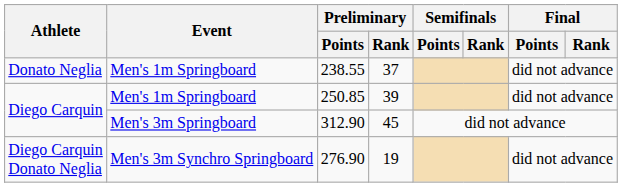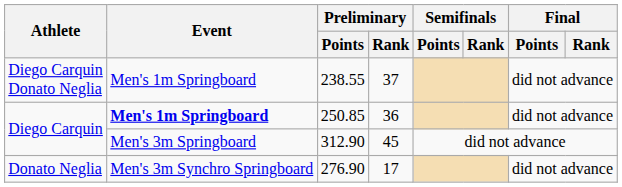(55, 70) Donato Neglia -> (56, 80) Diego Carquin Donato Neglia
(183, 97) normal -> (189, 116) bold
(391, 97) 39 -> (391, 116) 36
(56, 159) Diego Carquin Donato Neglia -> (55, 168) Donato Neglia
(391, 159) 19 -> (391, 168) 17
